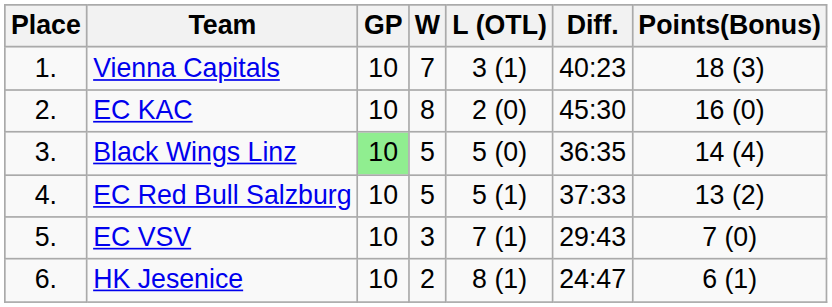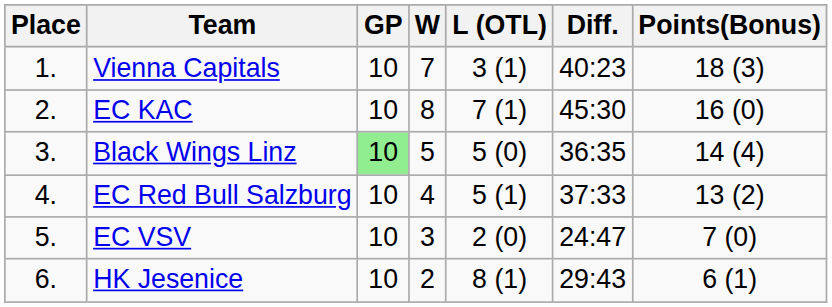(500, 110) 2 (0) -> (500, 110) 7 (1)
(427, 195) 5 -> (427, 195) 4
(500, 237) 7 (1) -> (500, 237) 2 (0)
(593, 237) 29:43 -> (593, 237) 24:47
(593, 279) 24:47 -> (593, 279) 29:43
